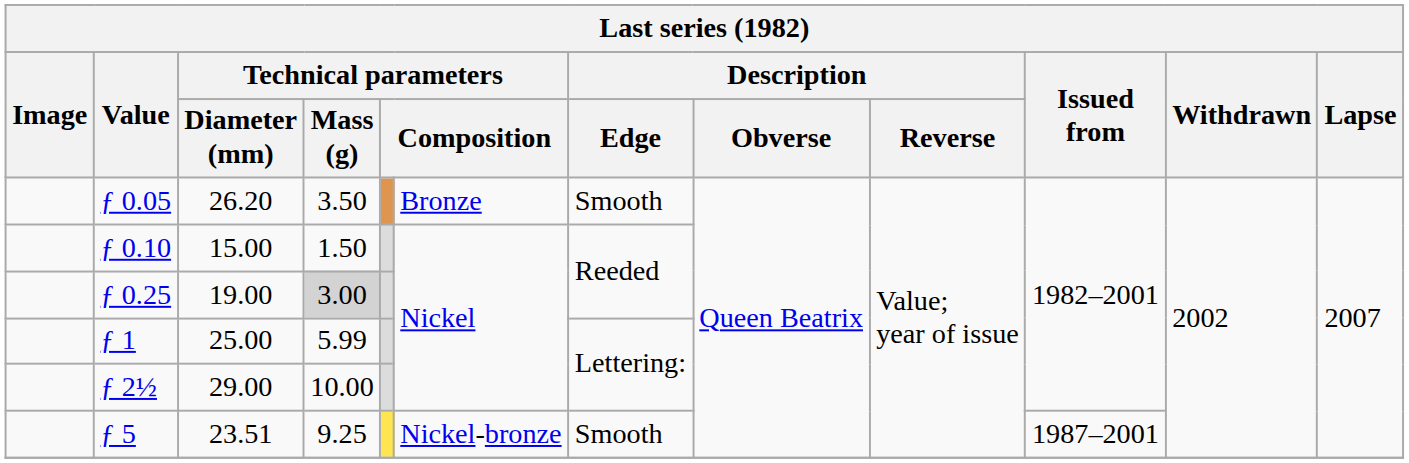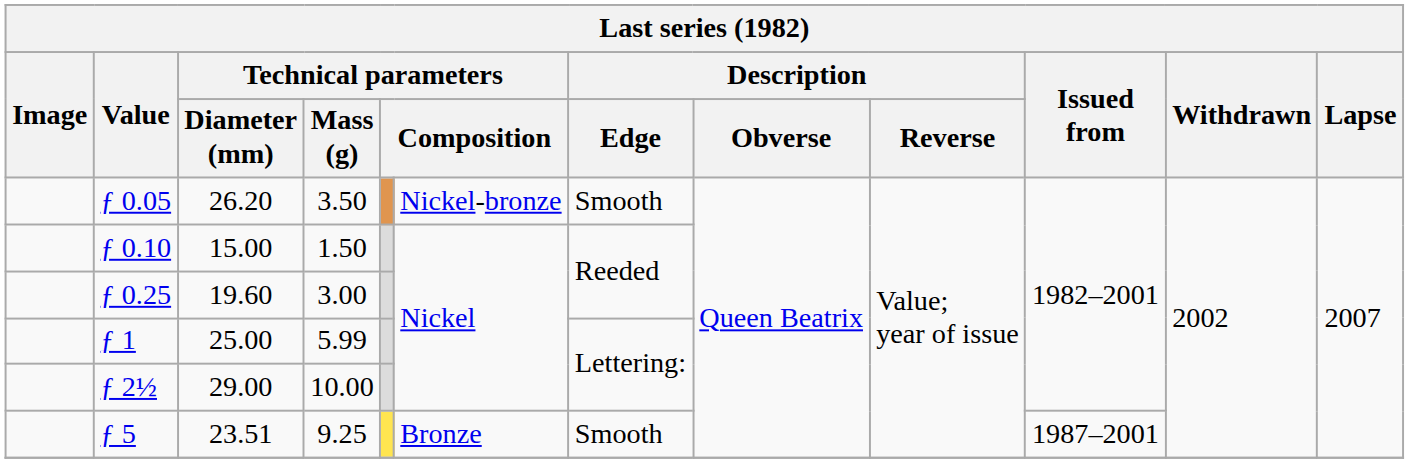(441, 200) Bronze -> (481, 200) Nickel-bronze
(241, 293) 19.00 -> (241, 293) 19.60
(342, 293) lightgrey background -> (342, 293) no background
(481, 433) Nickel-bronze -> (441, 433) Bronze
